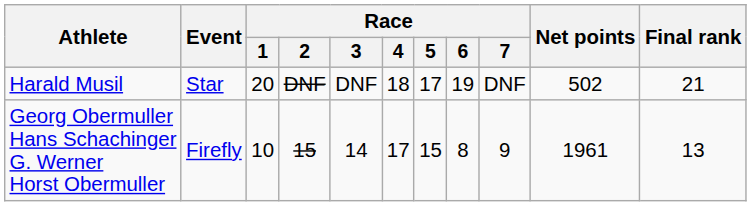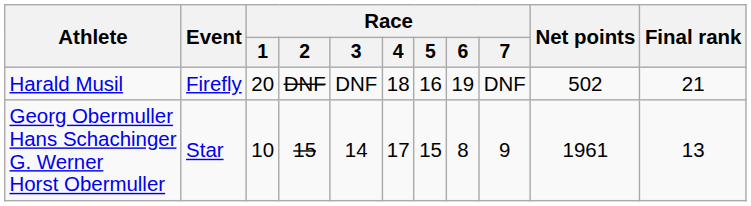(205, 84) Star -> (214, 84) Firefly
(431, 84) 17 -> (431, 84) 16
(214, 150) Firefly -> (205, 150) Star
